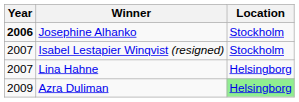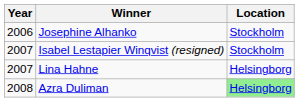(20, 32) bold -> (20, 32) normal
(20, 87) 2009 -> (20, 87) 2008
